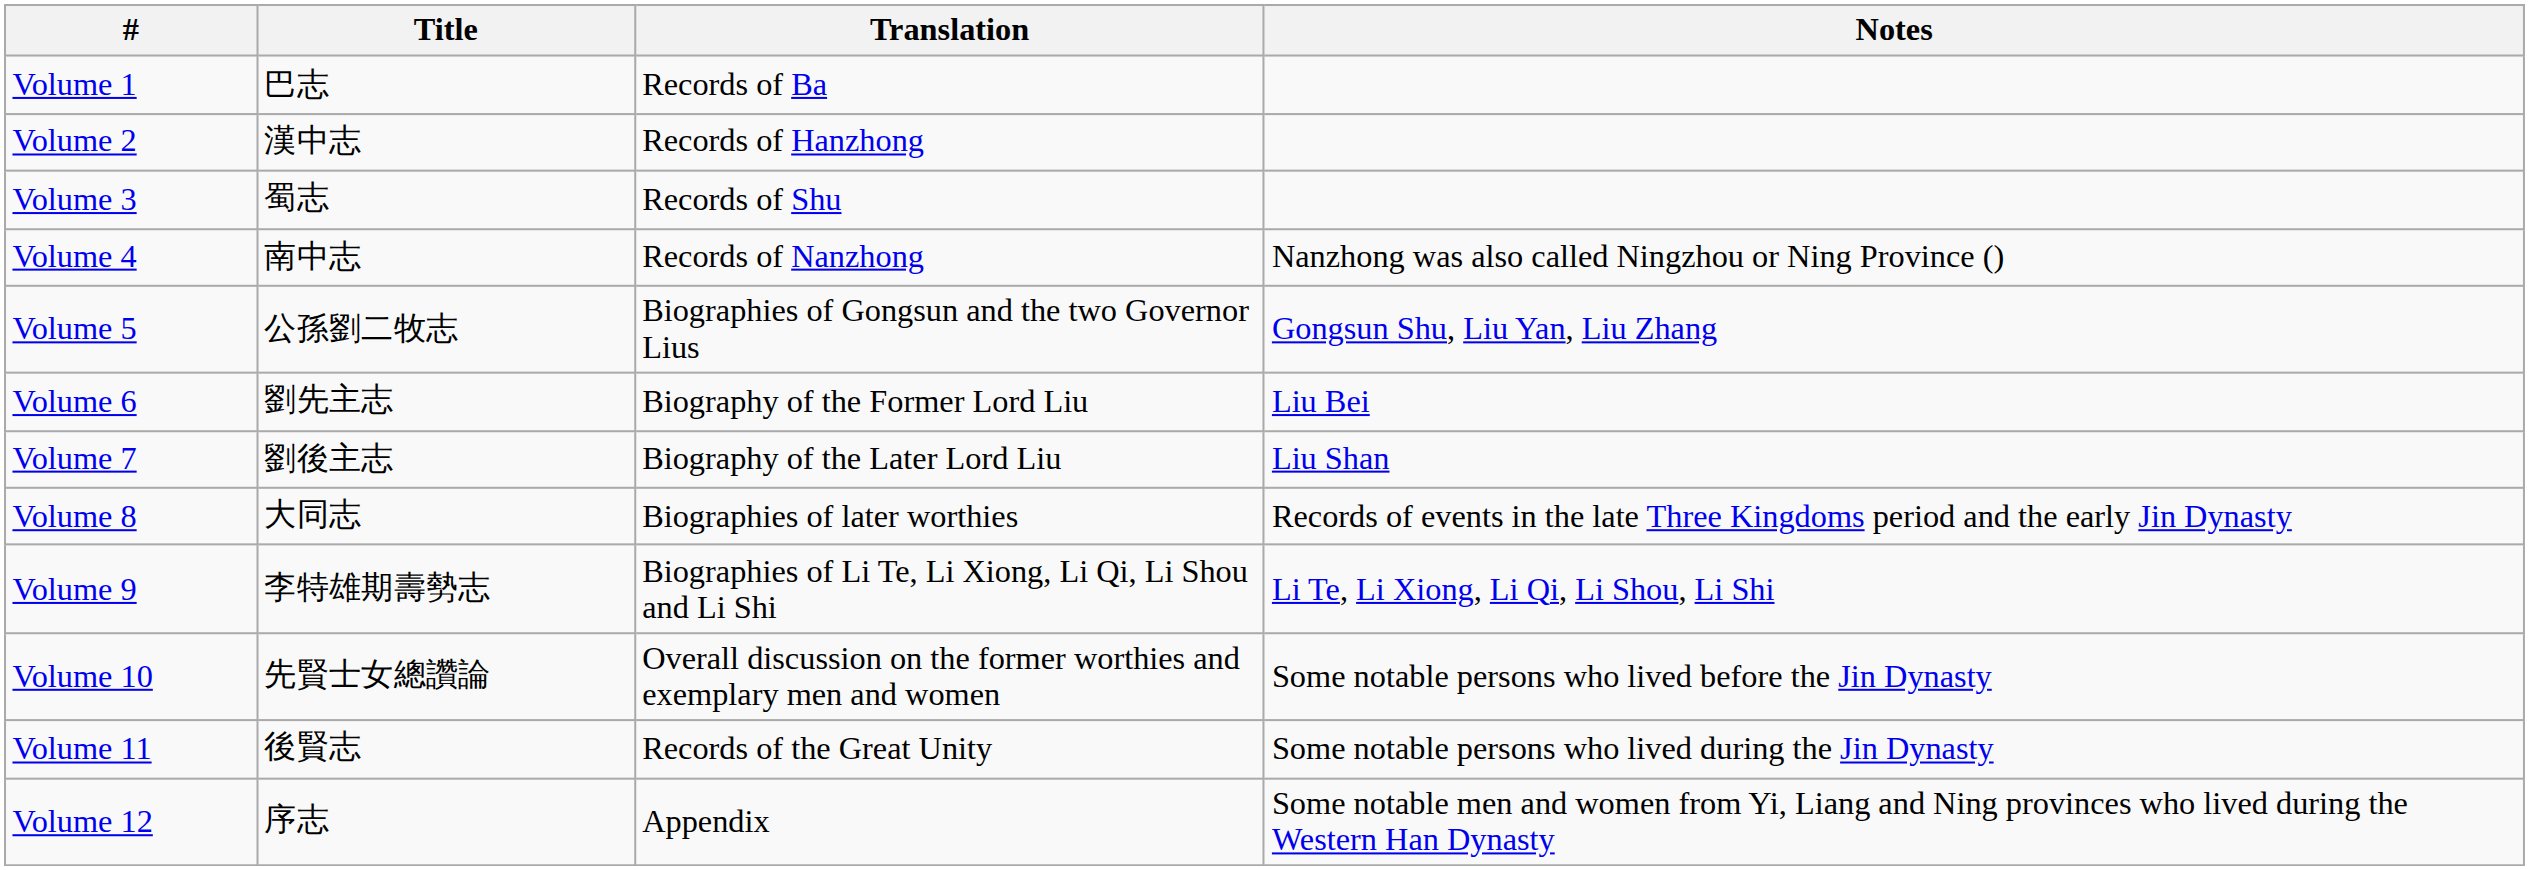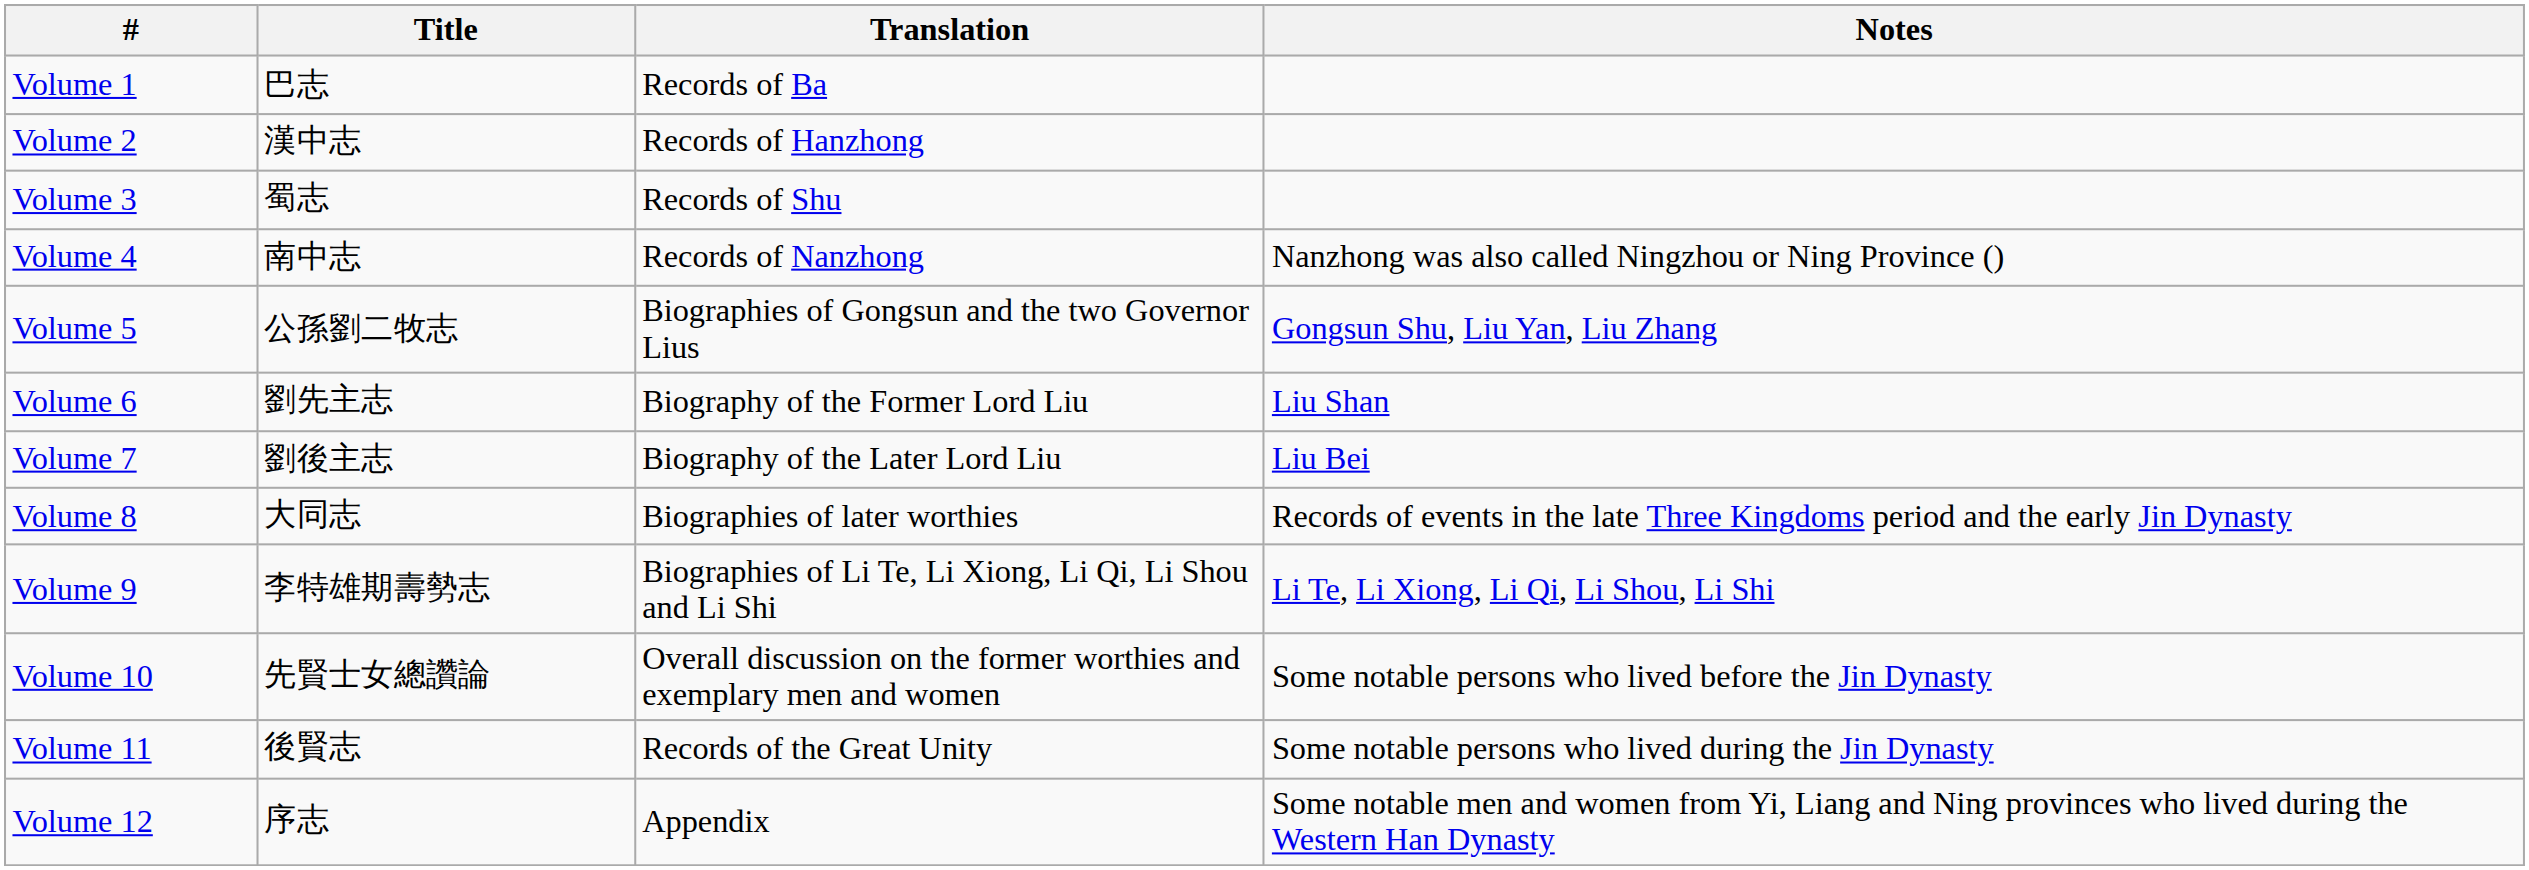(1321, 401) Liu Bei -> (1331, 401) Liu Shan
(1331, 458) Liu Shan -> (1321, 458) Liu Bei
